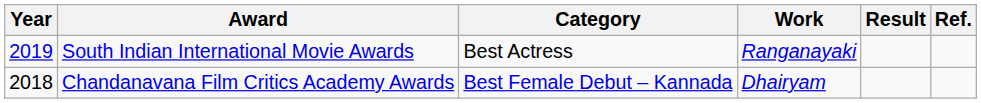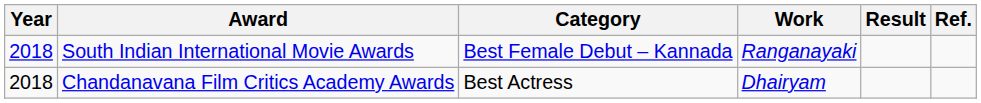(31, 51) 2019 -> (31, 51) 2018
(518, 51) Best Actress -> (598, 51) Best Female Debut – Kannada
(598, 82) Best Female Debut – Kannada -> (518, 82) Best Actress
